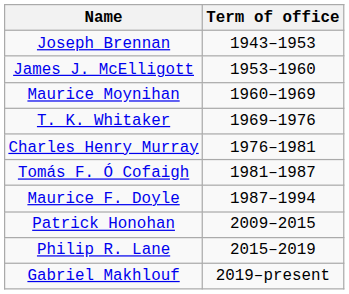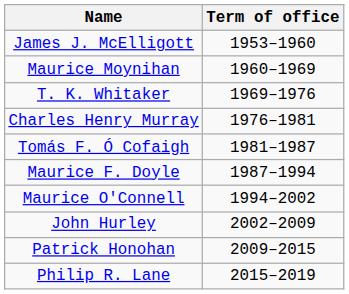- row: (104, 43)
+ row: (104, 198)
+ row: (104, 224)
- row: (104, 276)
